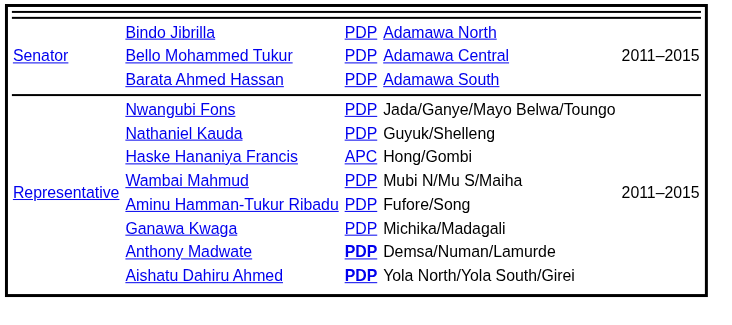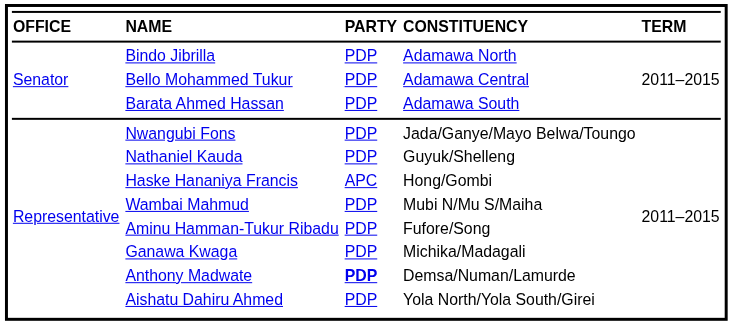+ row: (149, 26)
(361, 276) bold -> (361, 300) normal
